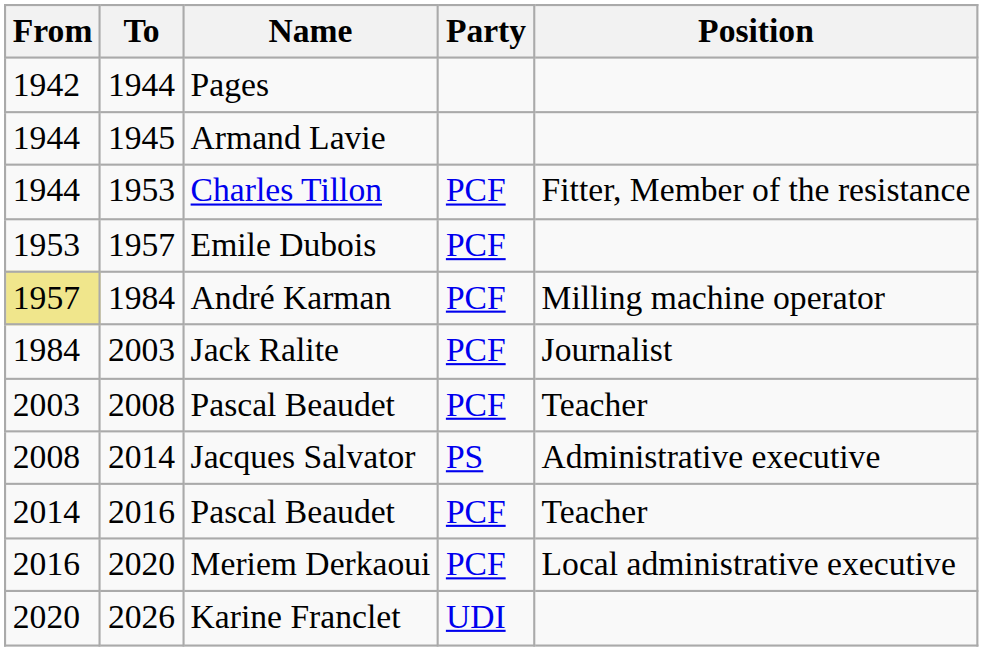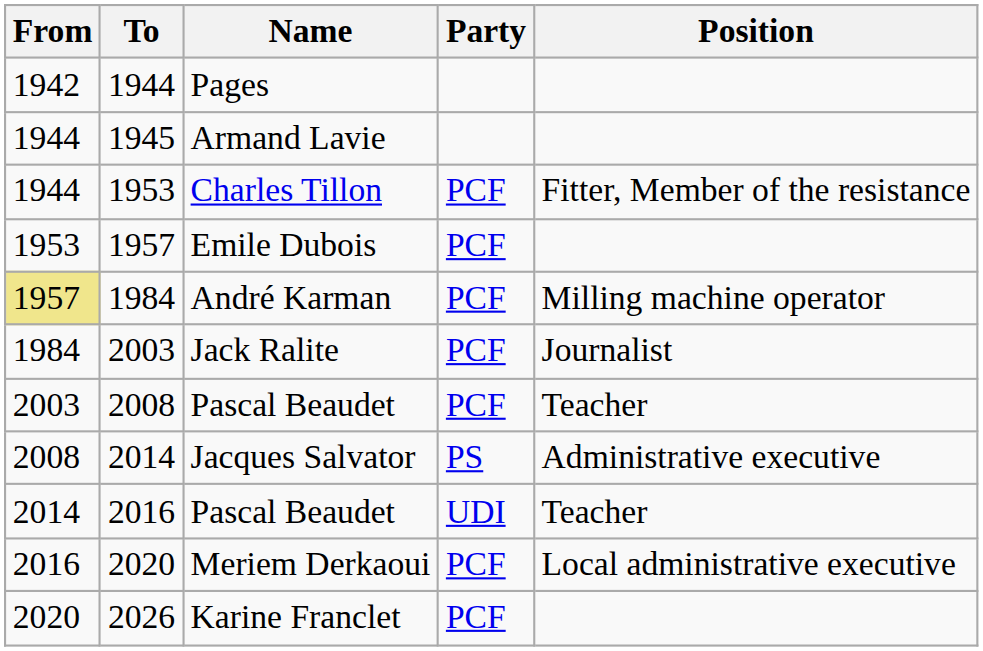(476, 510) PCF -> (476, 510) UDI
(476, 617) UDI -> (476, 617) PCF
